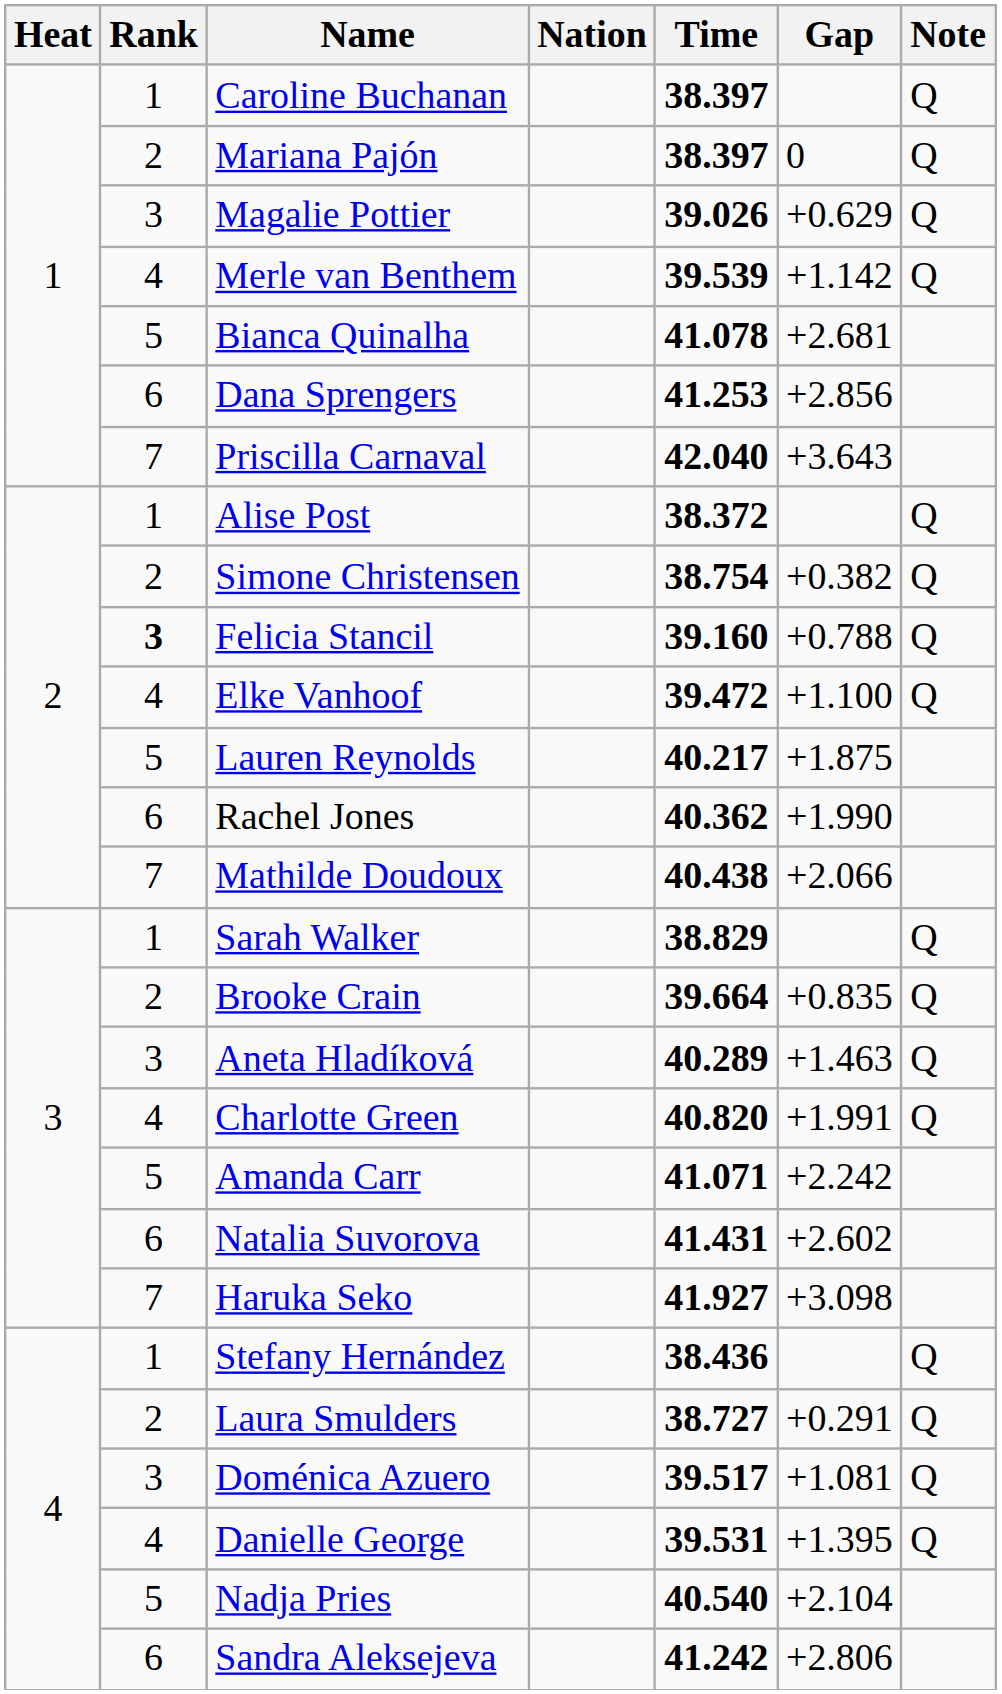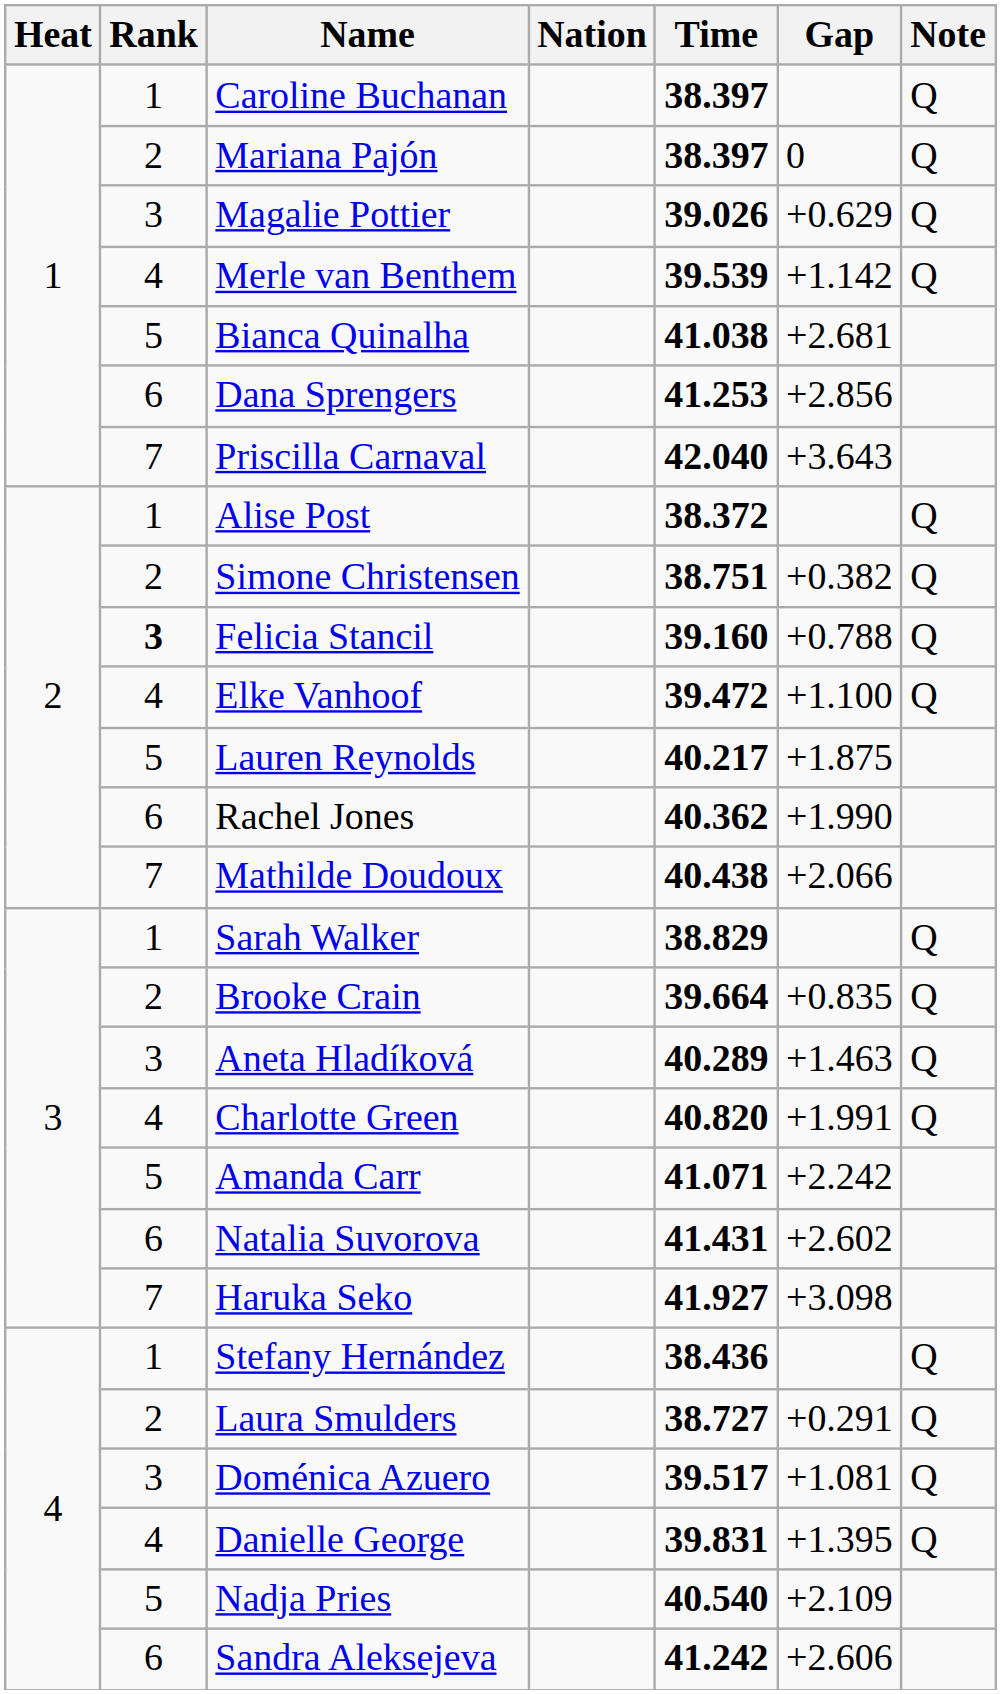(716, 335) 41.078 -> (716, 335) 41.038
(716, 575) 38.754 -> (716, 575) 38.751
(716, 1538) 39.531 -> (716, 1538) 39.831
(839, 1598) +2.104 -> (839, 1598) +2.109
(839, 1658) +2.806 -> (839, 1658) +2.606
